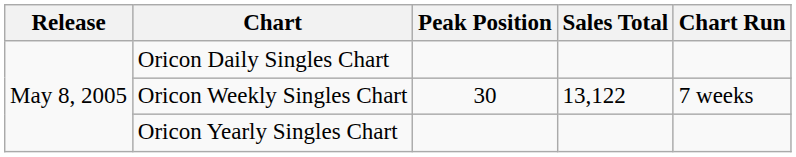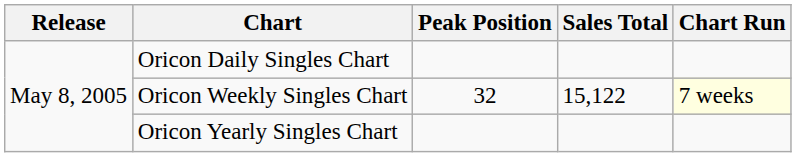(485, 95) 30 -> (485, 95) 32
(594, 95) 13,122 -> (594, 95) 15,122
(716, 95) no background -> (716, 95) lightyellow background
